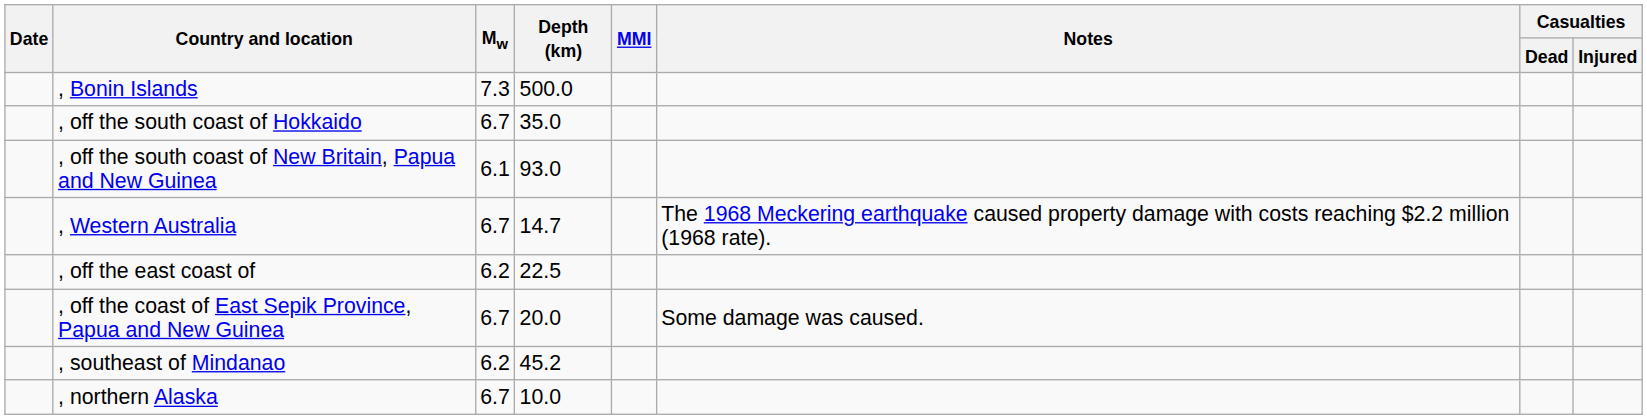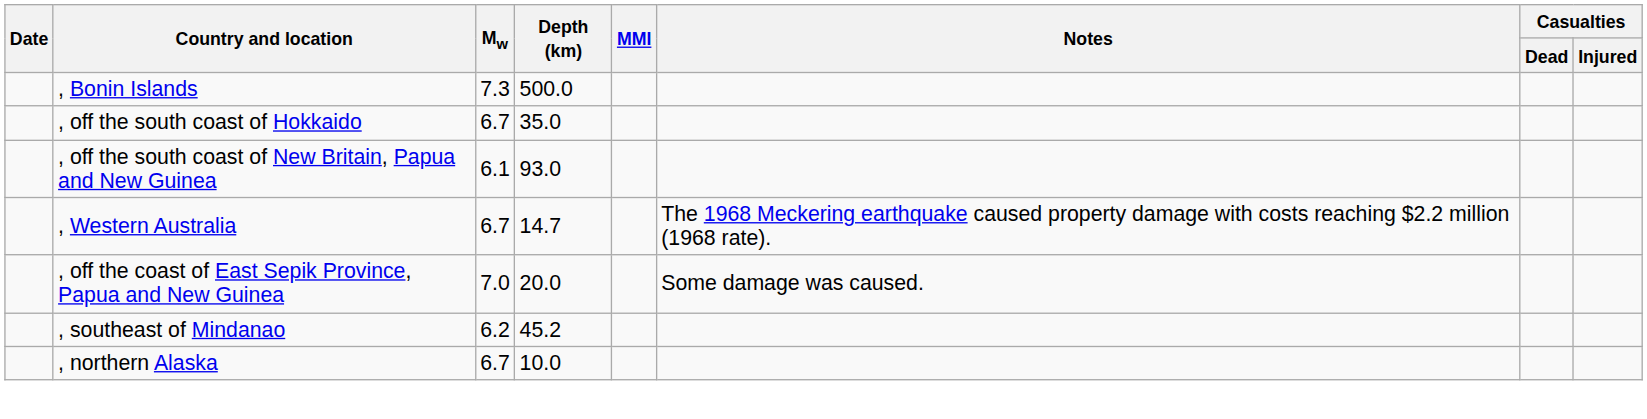- row: (157, 271)
(495, 317) 6.7 -> (495, 283) 7.0
